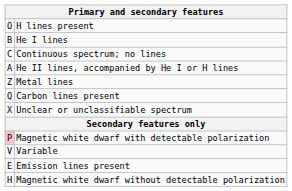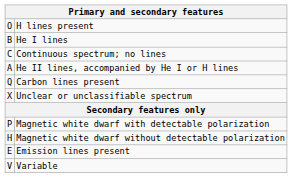- row: (45, 82)
(10, 138) pink background -> (10, 124) no background
rows swapped: (151, 180) <-> (37, 152)
